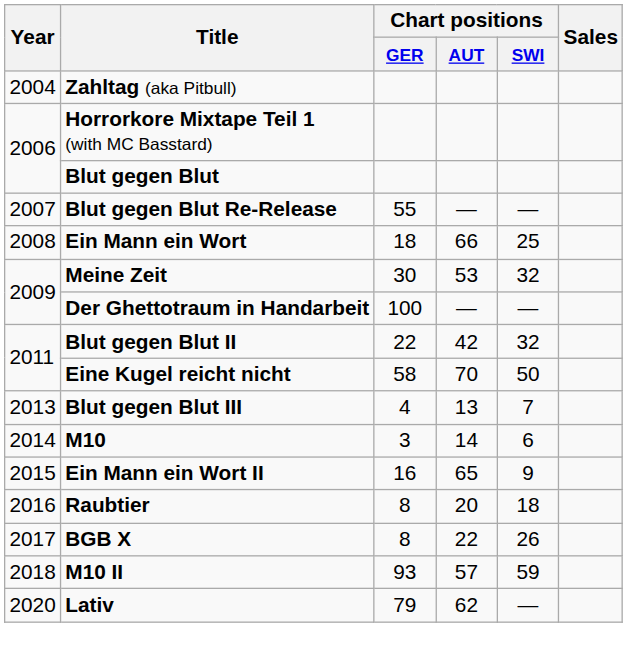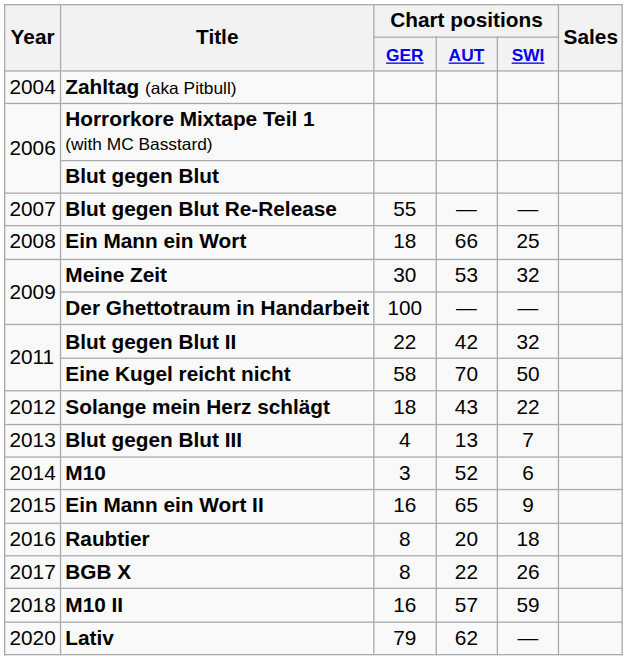+ row: (198, 407)
(466, 440) 14 -> (466, 473) 52
(405, 572) 93 -> (405, 605) 16
